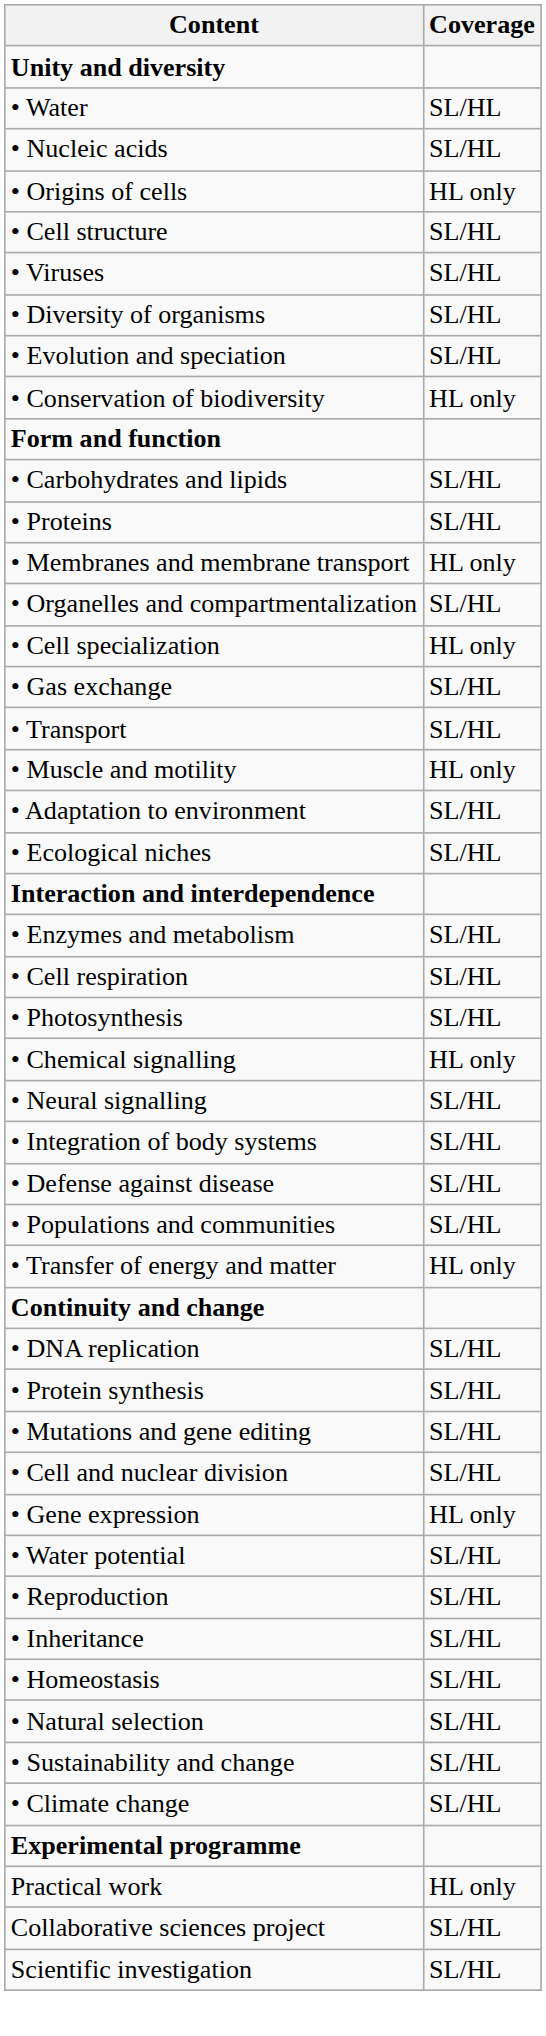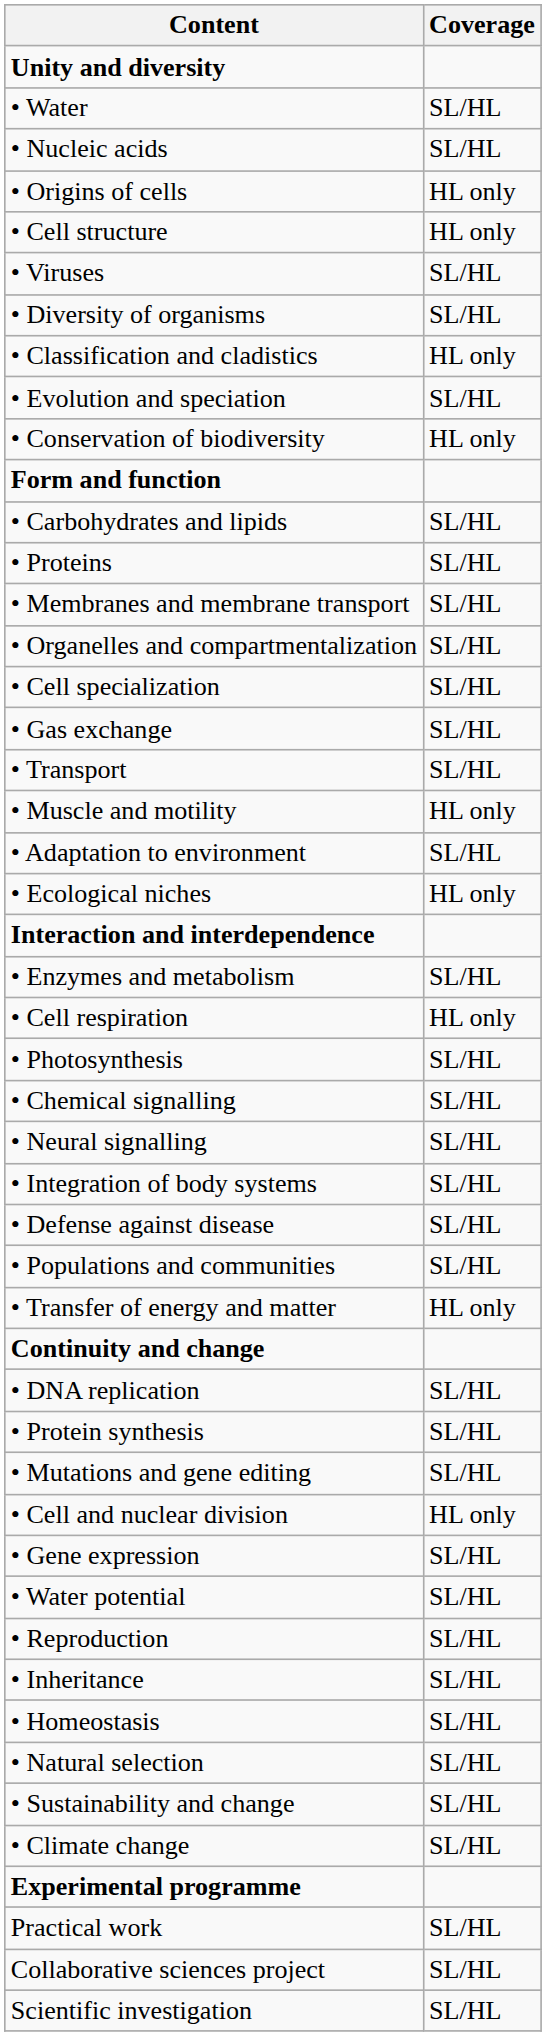(465, 231) SL/HL -> (472, 231) HL only
+ row: (164, 356)
(472, 562) HL only -> (465, 604) SL/HL
(472, 645) HL only -> (465, 686) SL/HL
(465, 852) SL/HL -> (472, 893) HL only
(465, 976) SL/HL -> (472, 1017) HL only
(472, 1059) HL only -> (465, 1100) SL/HL
(465, 1472) SL/HL -> (472, 1514) HL only
(472, 1514) HL only -> (465, 1555) SL/HL
(472, 1886) HL only -> (465, 1927) SL/HL
